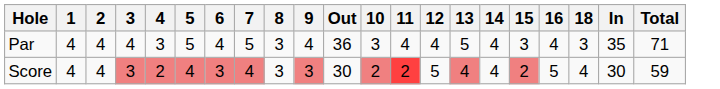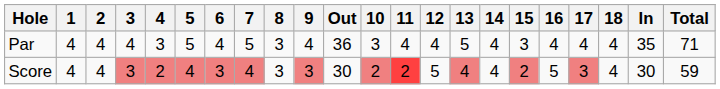+ column: (584, 18)
(584, 44) 3 -> (613, 44) 4
